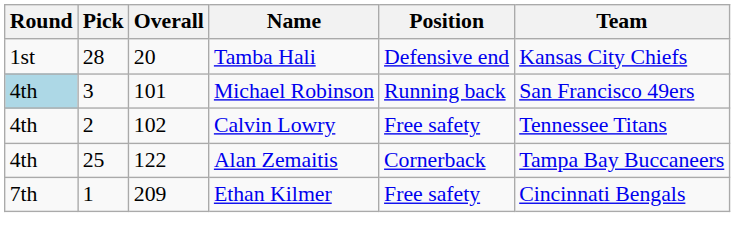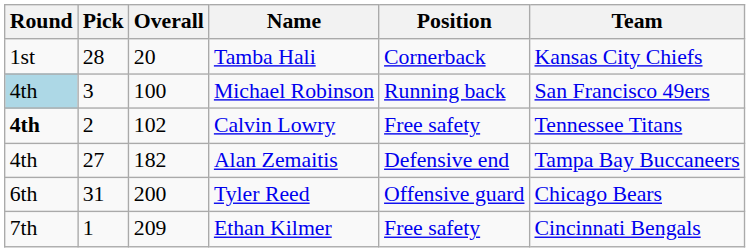(447, 56) Defensive end -> (435, 56) Cornerback
(150, 90) 101 -> (150, 90) 100
(24, 125) normal -> (25, 125) bold
(94, 159) 25 -> (94, 159) 27
(150, 159) 122 -> (150, 159) 182
(435, 159) Cornerback -> (447, 159) Defensive end
+ row: (262, 194)
